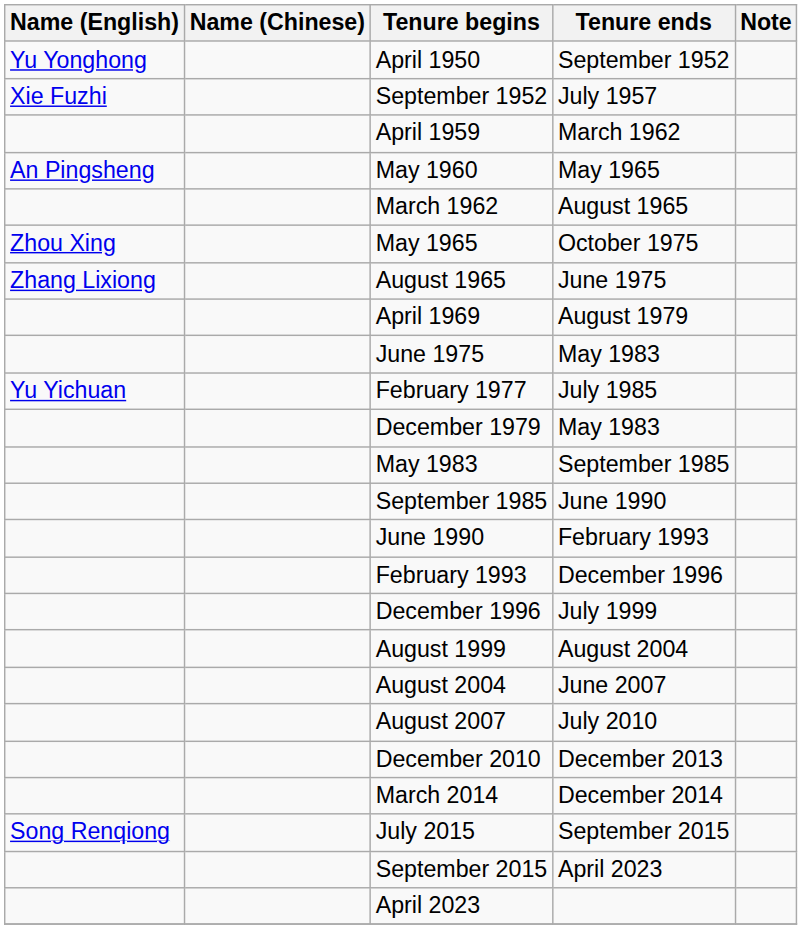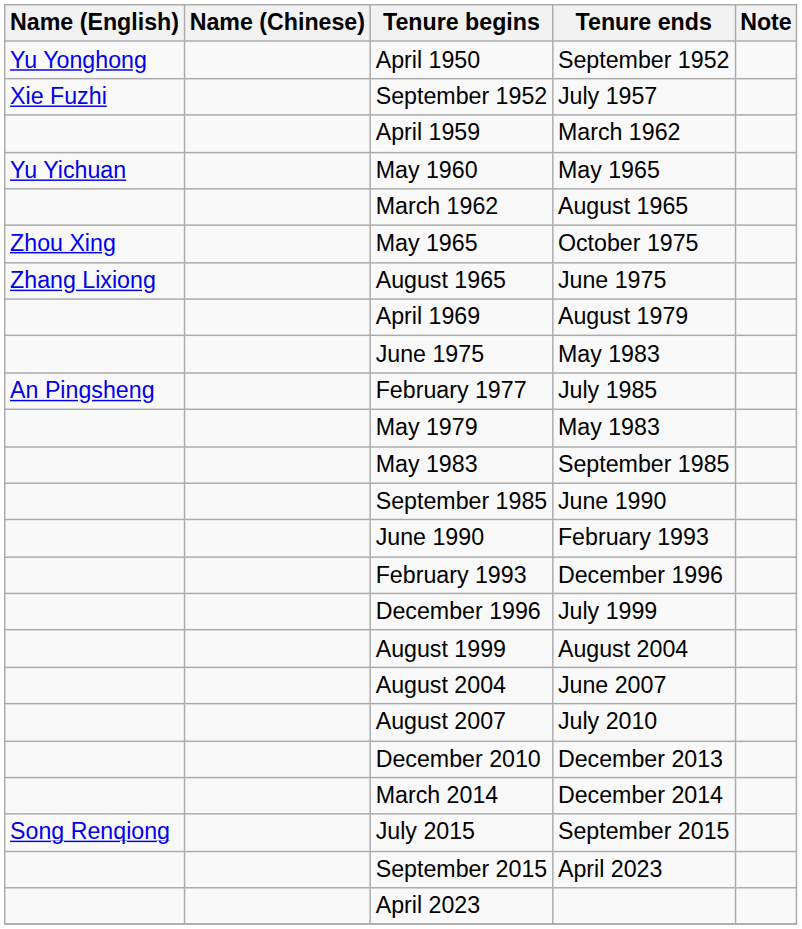(82, 170) An Pingsheng -> (68, 170) Yu Yichuan
(68, 390) Yu Yichuan -> (82, 390) An Pingsheng
+ row: (427, 427)
- row: (458, 427)
